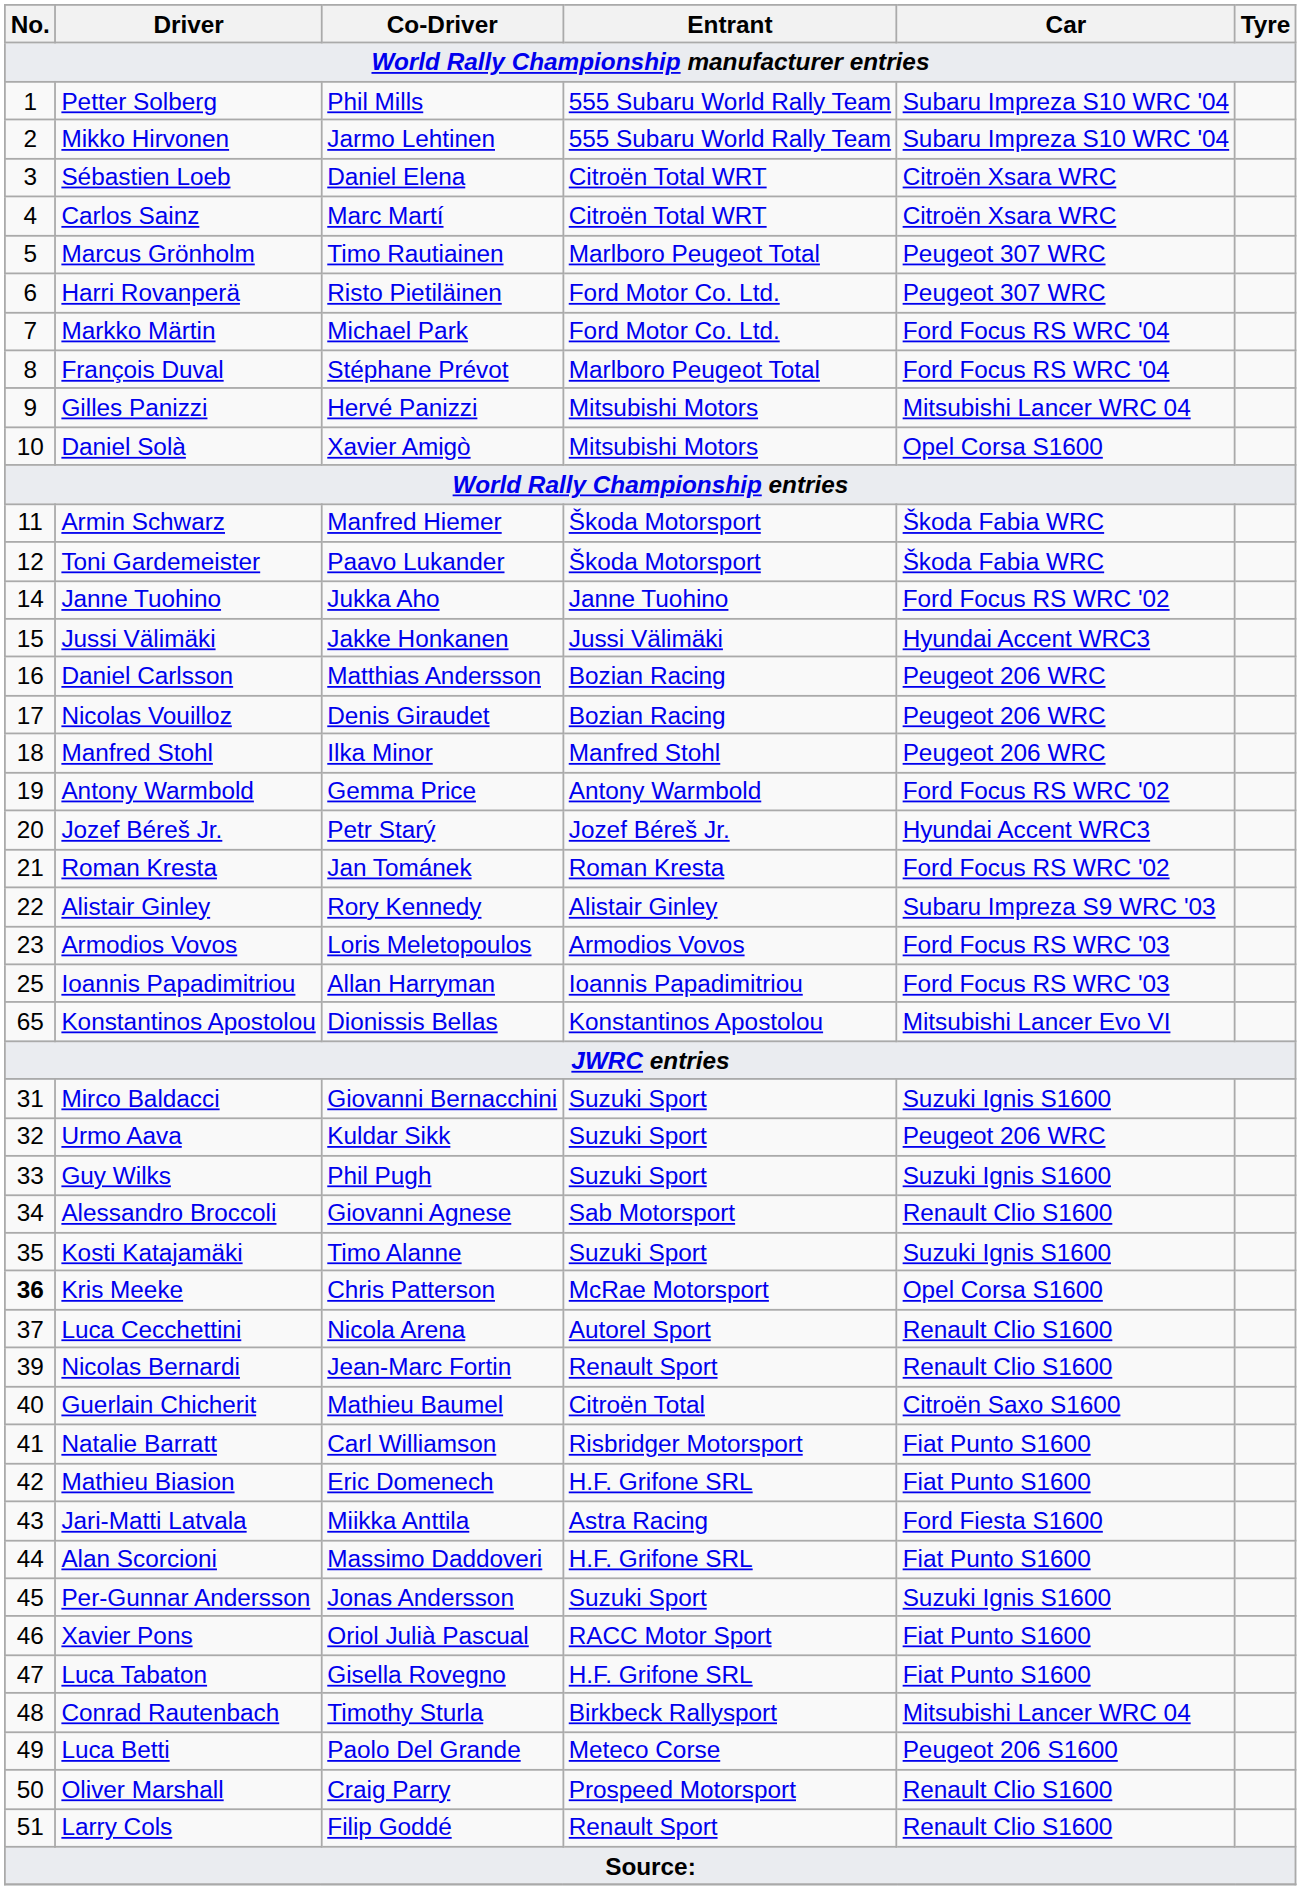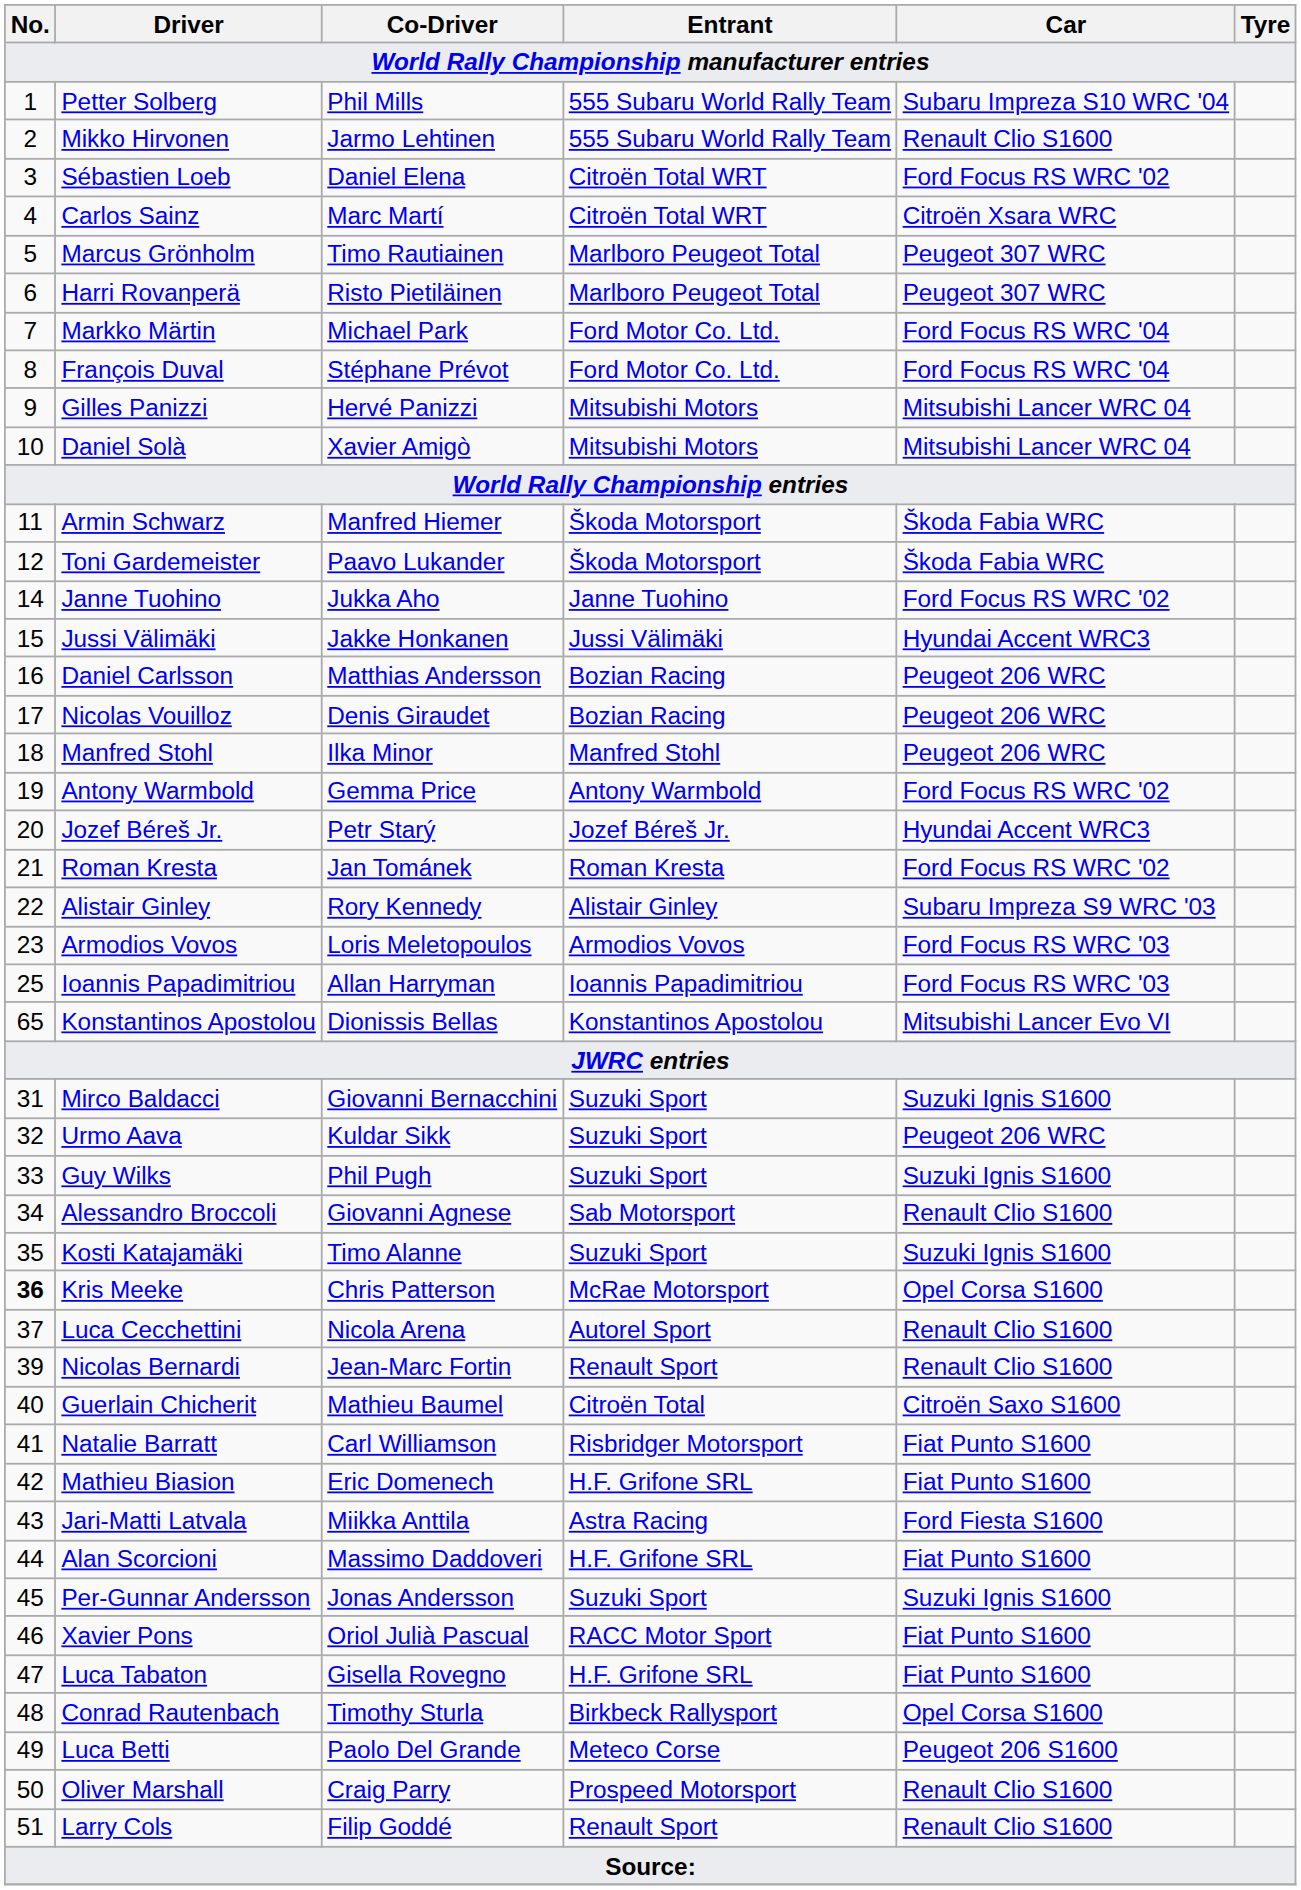(1066, 139) Subaru Impreza S10 WRC '04 -> (1007, 139) Renault Clio S1600
(1009, 177) Citroën Xsara WRC -> (1036, 177) Ford Focus RS WRC '02
(674, 292) Ford Motor Co. Ltd. -> (694, 292) Marlboro Peugeot Total
(694, 369) Marlboro Peugeot Total -> (674, 369) Ford Motor Co. Ltd.
(1003, 446) Opel Corsa S1600 -> (1047, 446) Mitsubishi Lancer WRC 04
(1047, 1712) Mitsubishi Lancer WRC 04 -> (1003, 1712) Opel Corsa S1600
